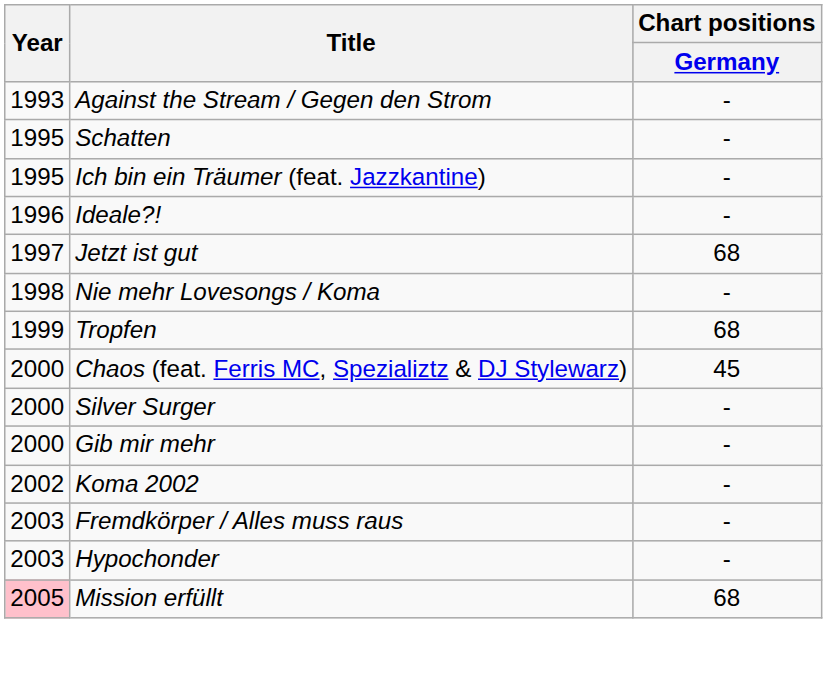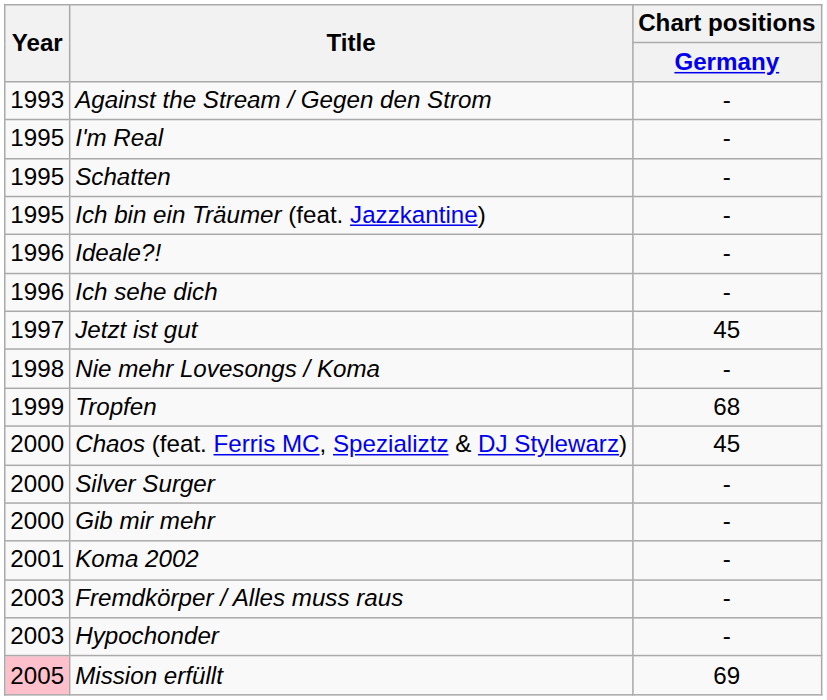+ row: (119, 138)
+ row: (146, 291)
(727, 253) 68 -> (727, 330) 45
(37, 483) 2002 -> (37, 560) 2001
(727, 598) 68 -> (727, 675) 69
